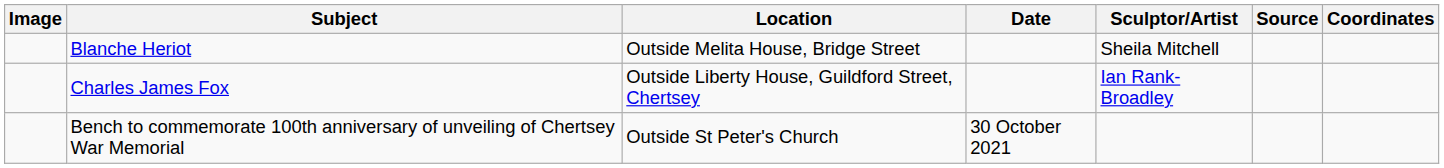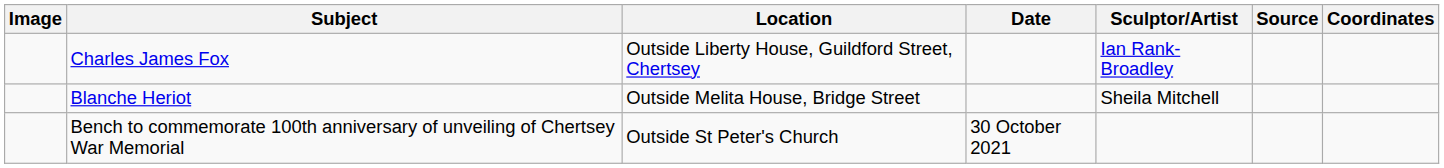rows swapped: (150, 87) <-> (131, 48)
